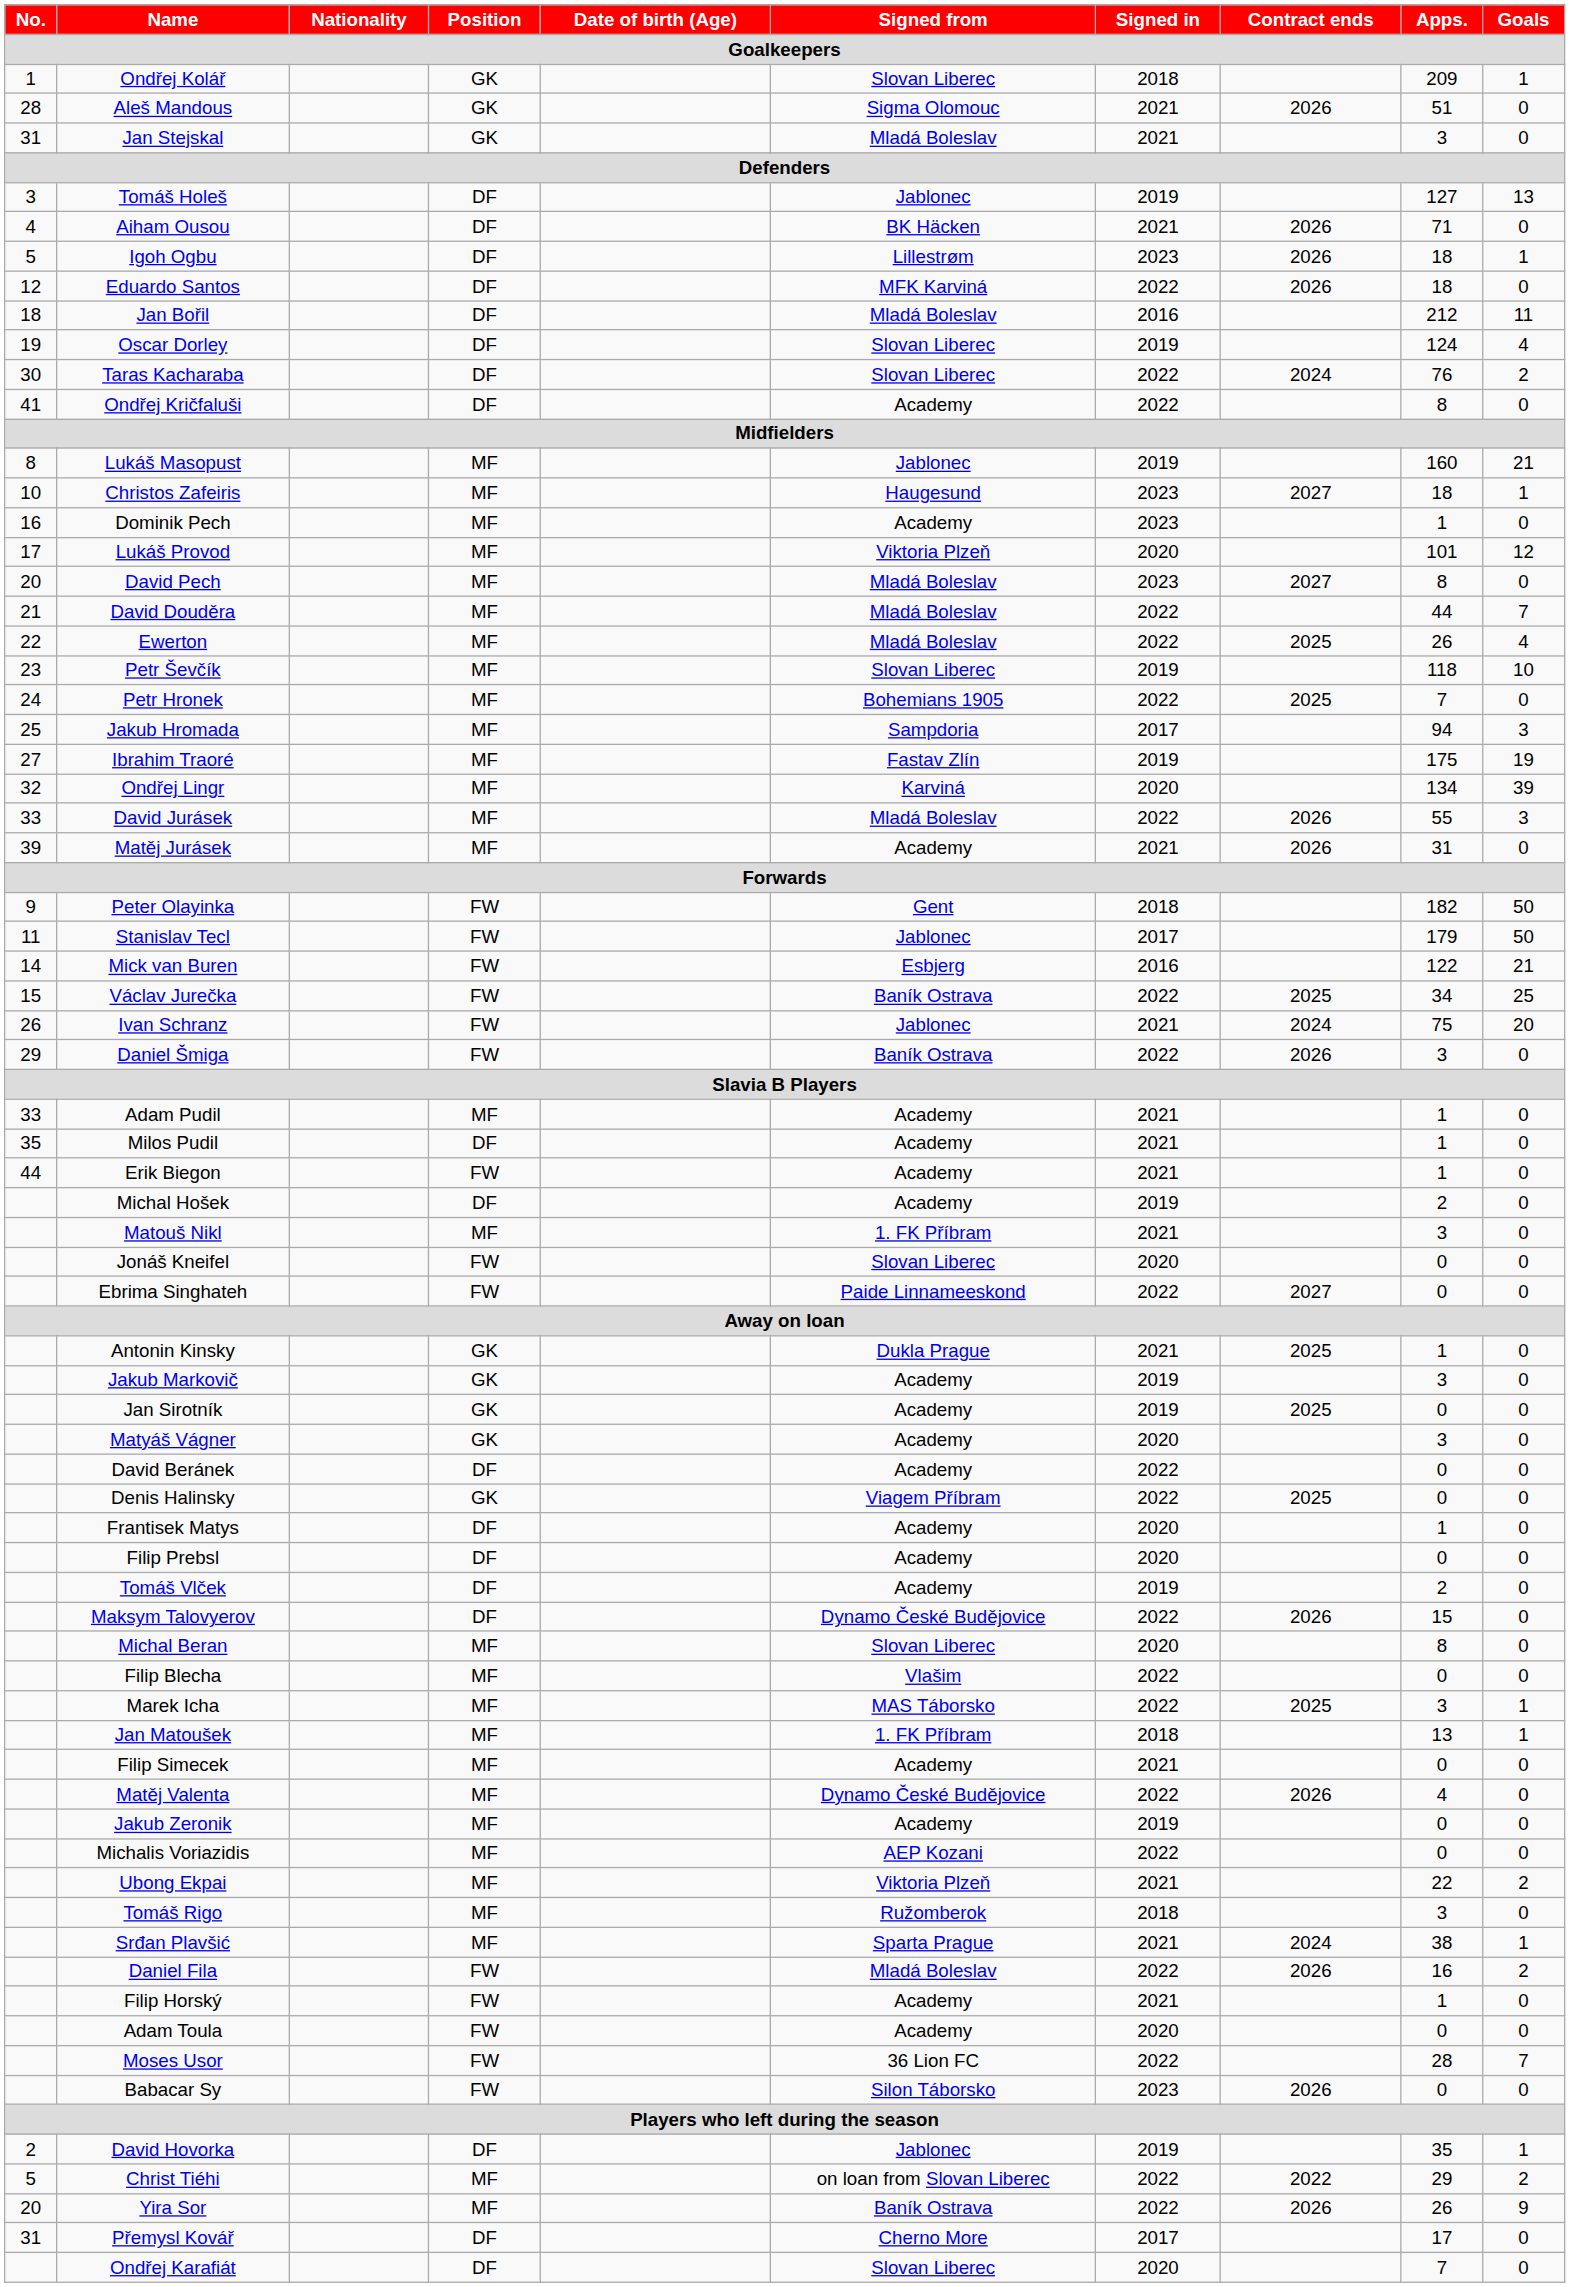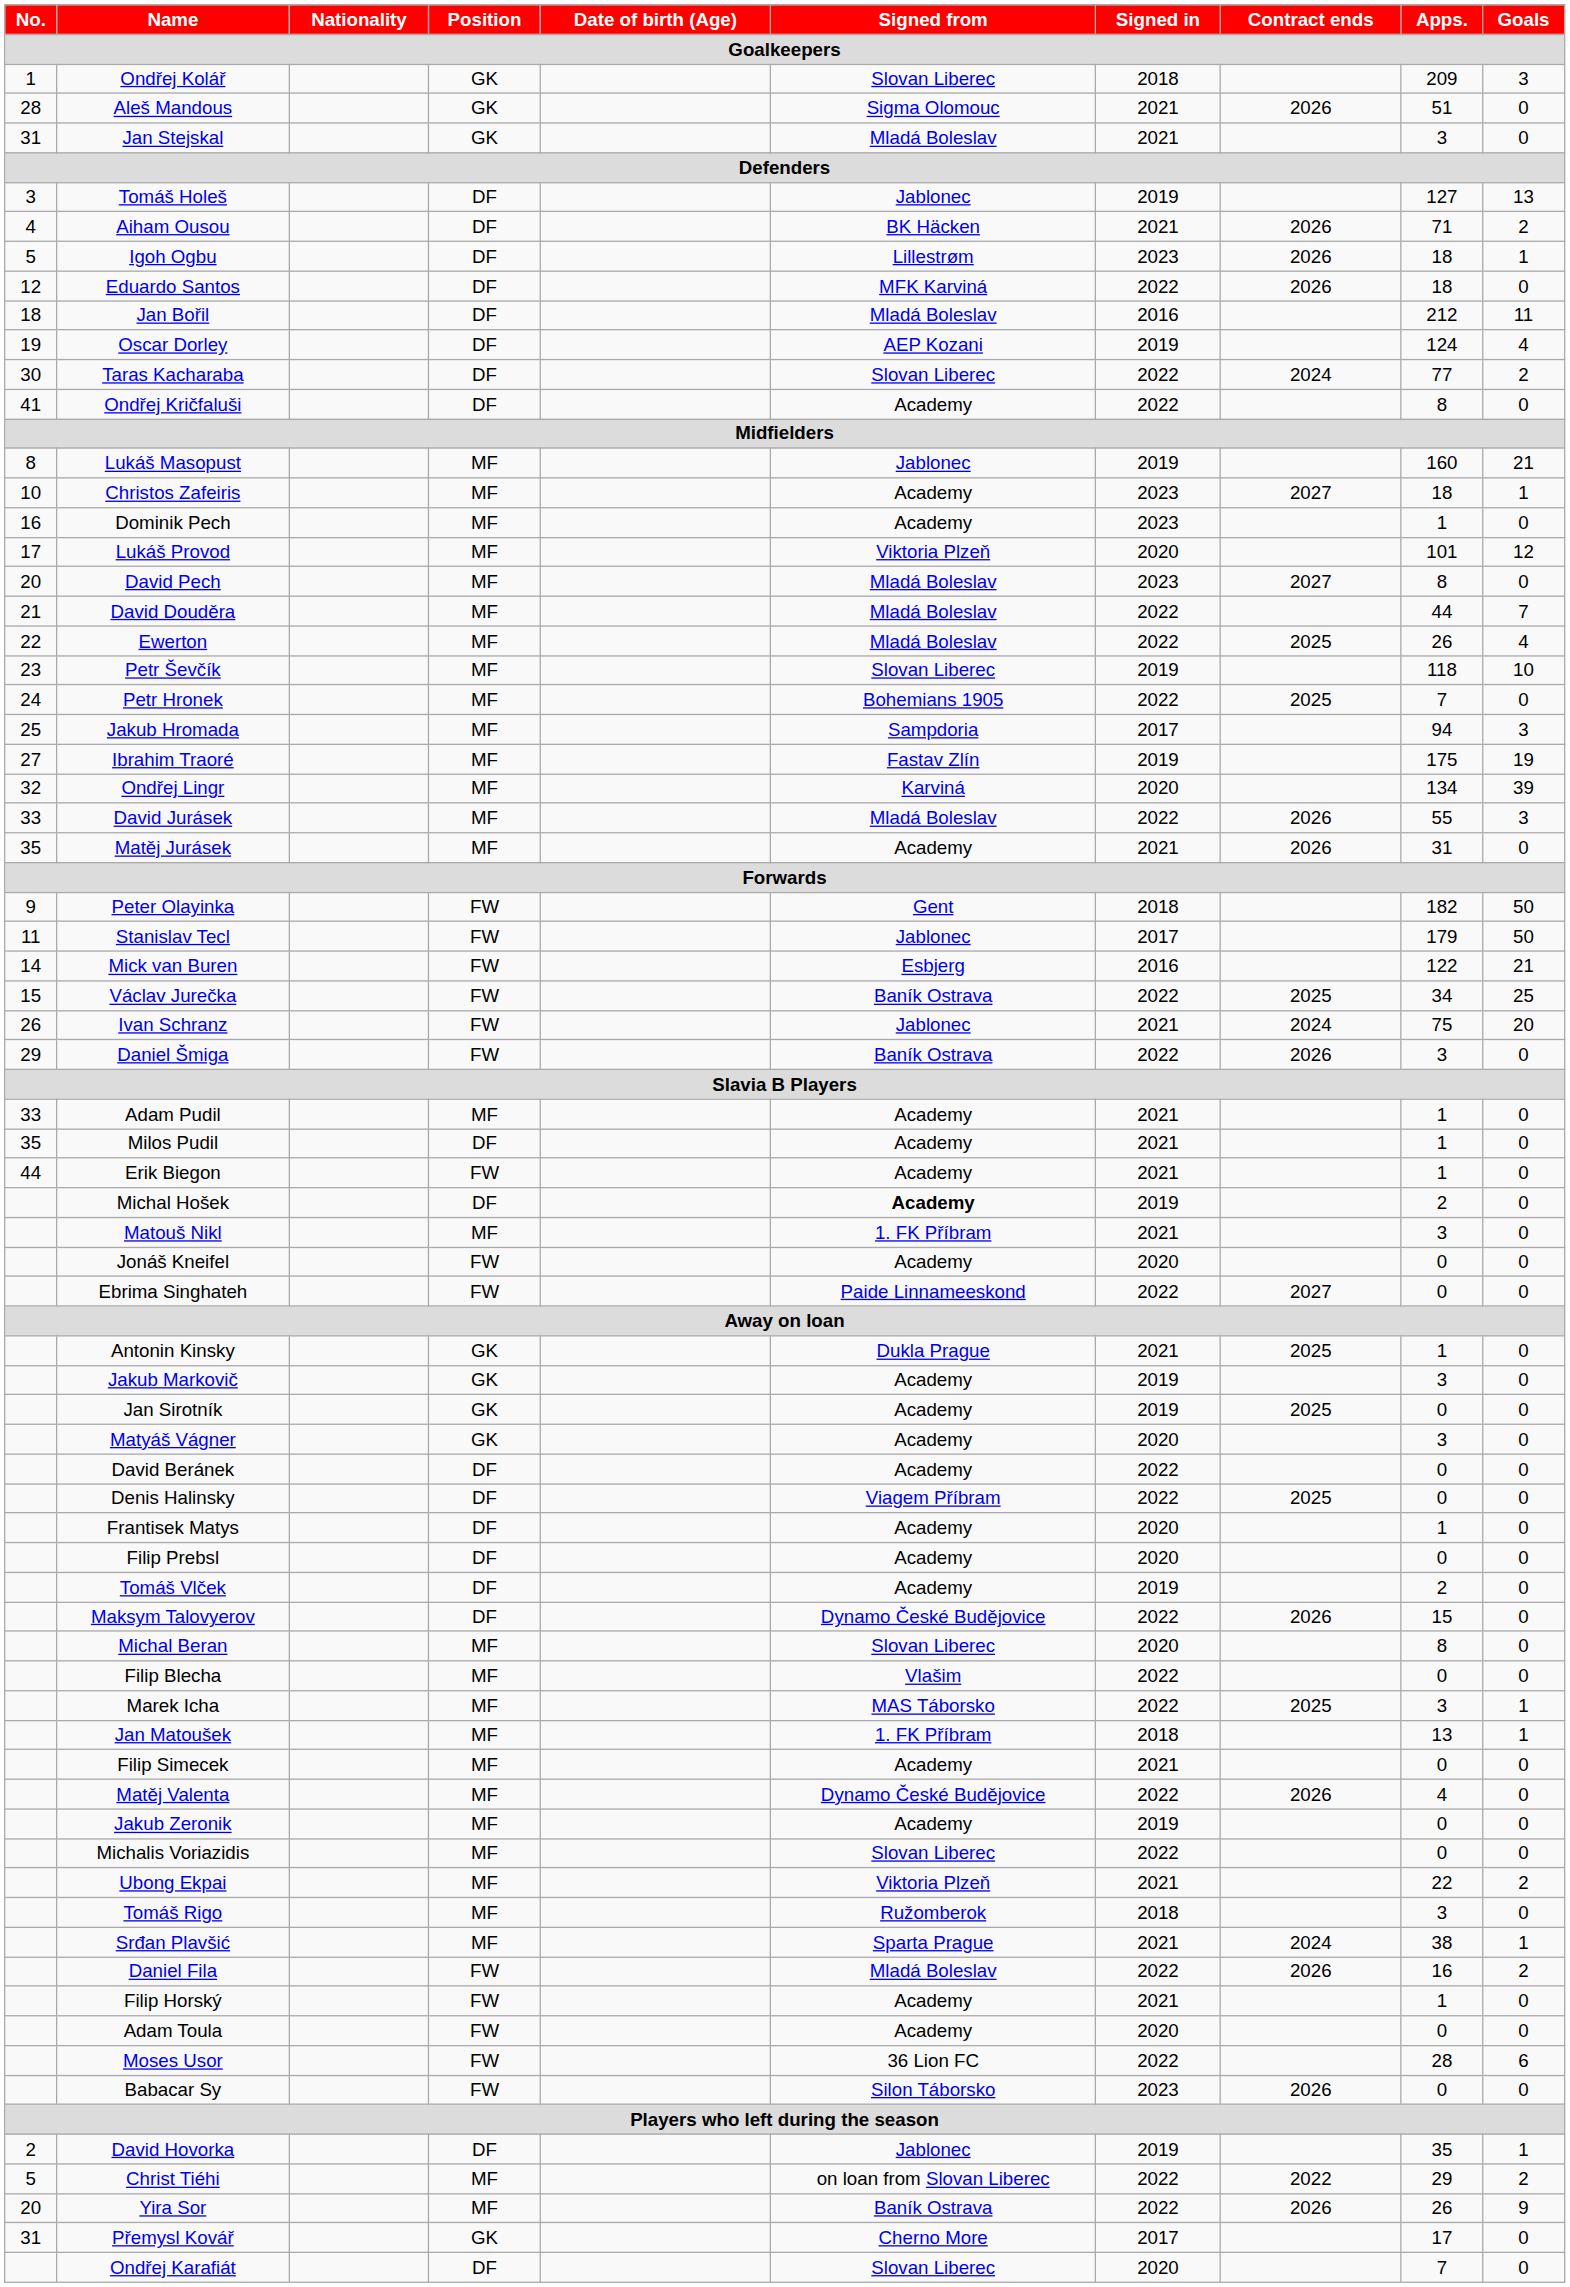(1524, 79) 1 -> (1524, 79) 3
(1524, 227) 0 -> (1524, 227) 2
(933, 345) Slovan Liberec -> (933, 345) AEP Kozani
(1442, 375) 76 -> (1442, 375) 77
(933, 493) Haugesund -> (933, 493) Academy
(31, 848) 39 -> (31, 848) 35
(933, 1203) normal -> (933, 1203) bold
(933, 1262) Slovan Liberec -> (933, 1262) Academy
(485, 1499) GK -> (484, 1499) DF
(933, 1853) AEP Kozani -> (933, 1853) Slovan Liberec
(1524, 2061) 7 -> (1524, 2061) 6
(484, 2238) DF -> (485, 2238) GK
